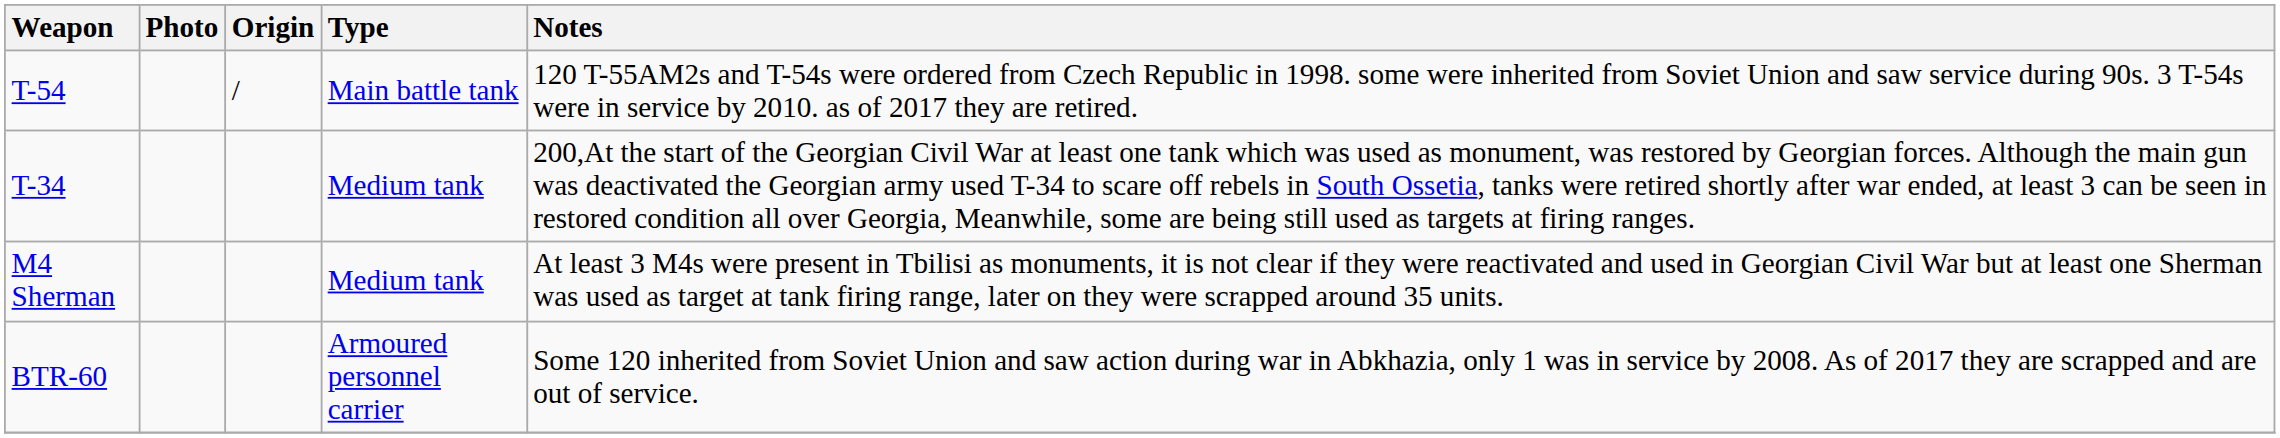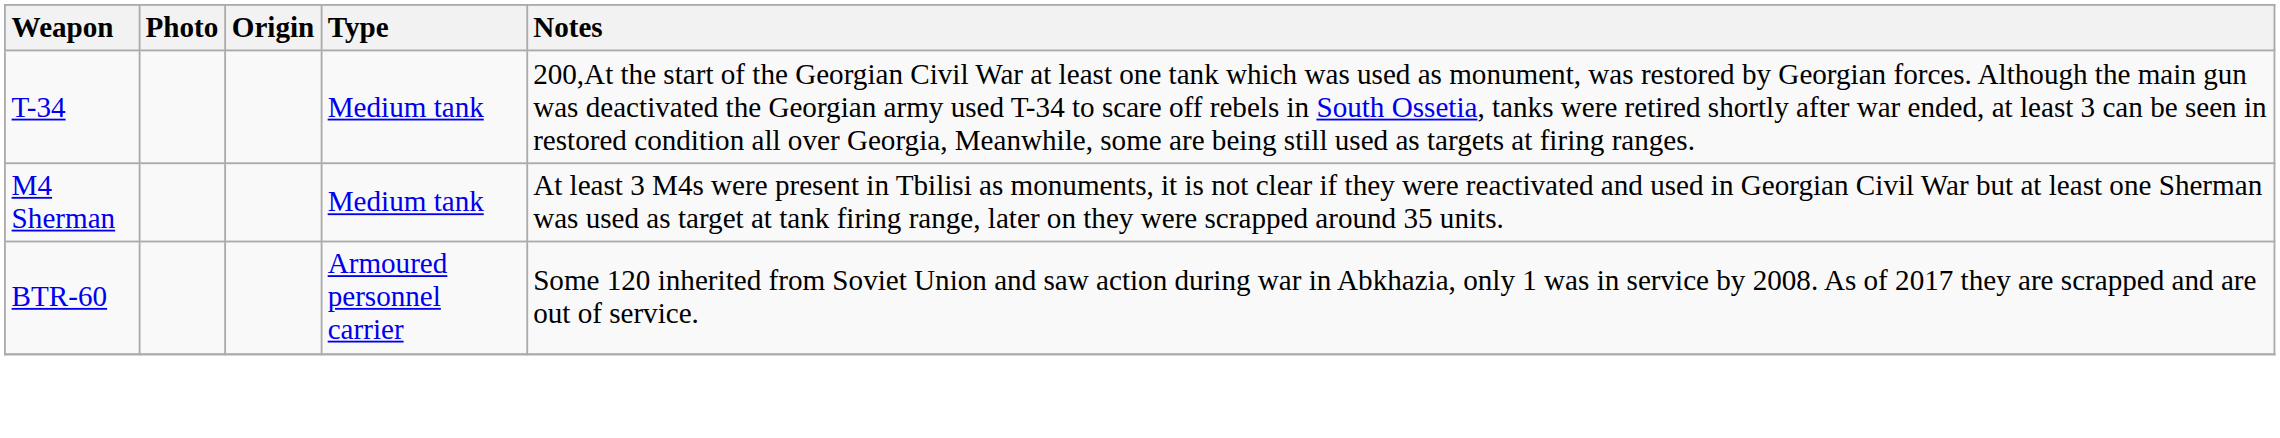- row: (39, 90)
